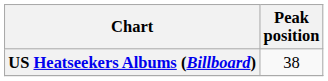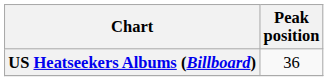(292, 62) 38 -> (292, 62) 36
